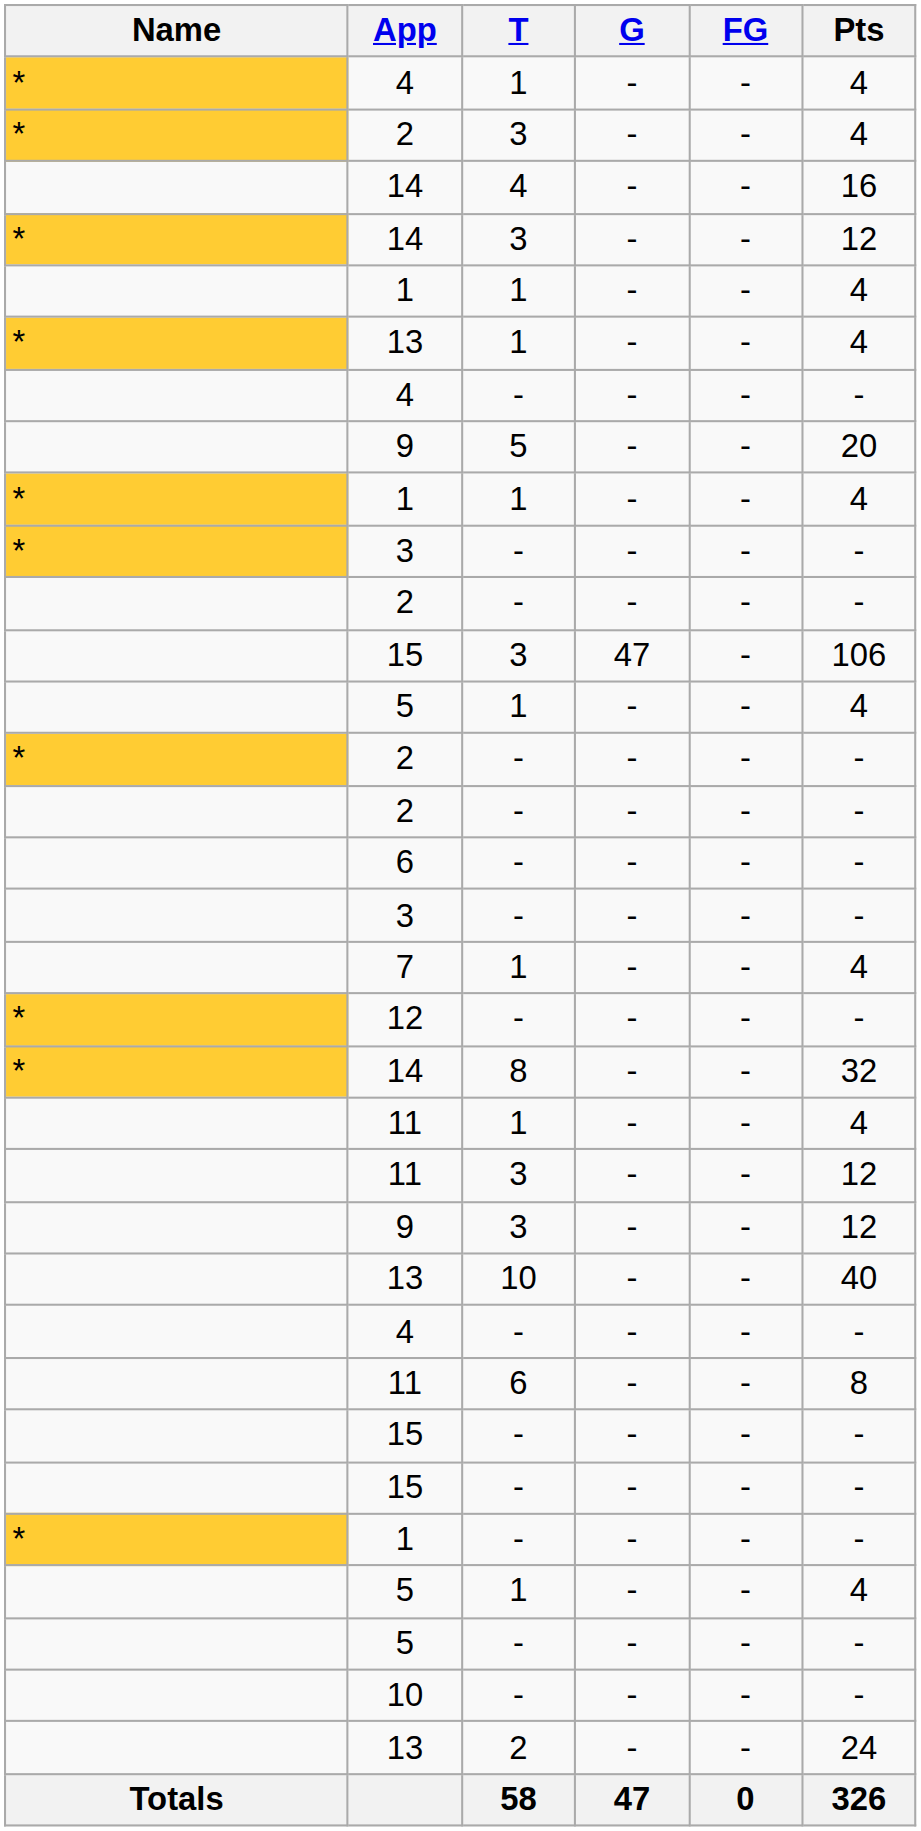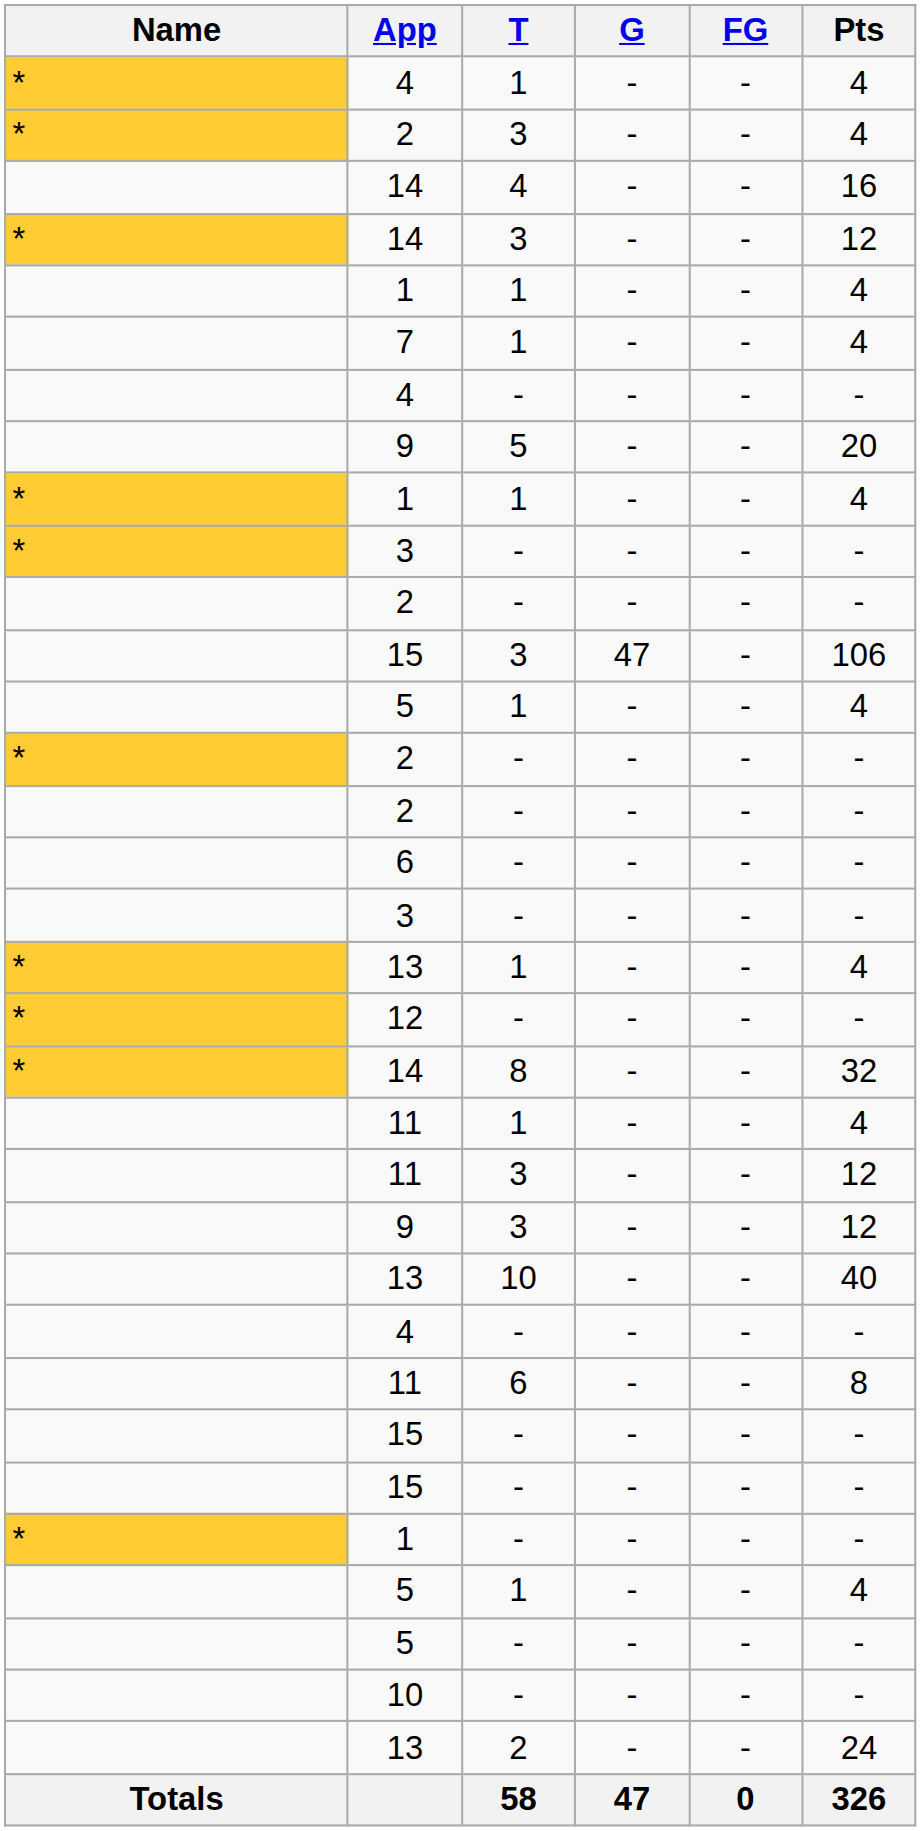rows swapped: (405, 342) <-> (405, 966)
